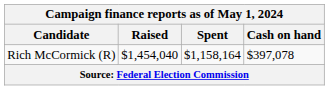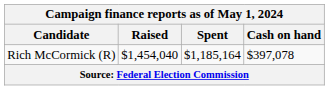(212, 54) $1,158,164 -> (212, 54) $1,185,164
